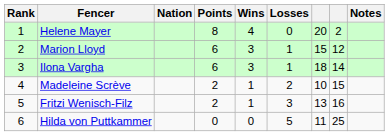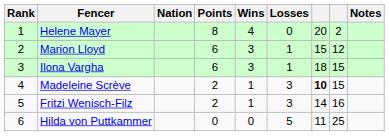(338, 67) 14 -> (338, 67) 15
(289, 85) 2 -> (289, 85) 3
(320, 85) normal -> (320, 85) bold
(320, 103) 13 -> (320, 103) 14
